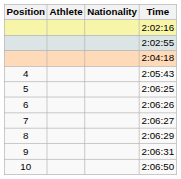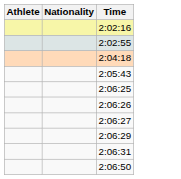- column: (26, 12)
